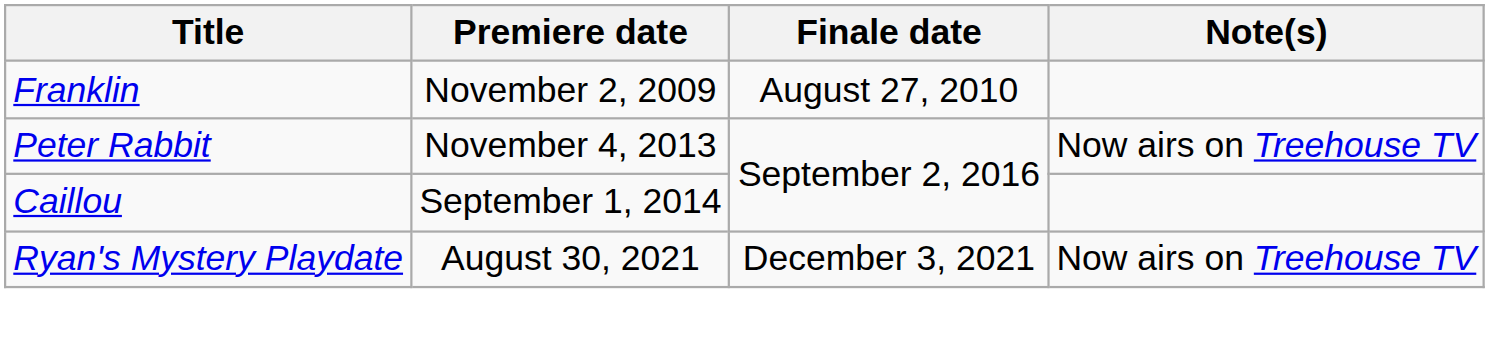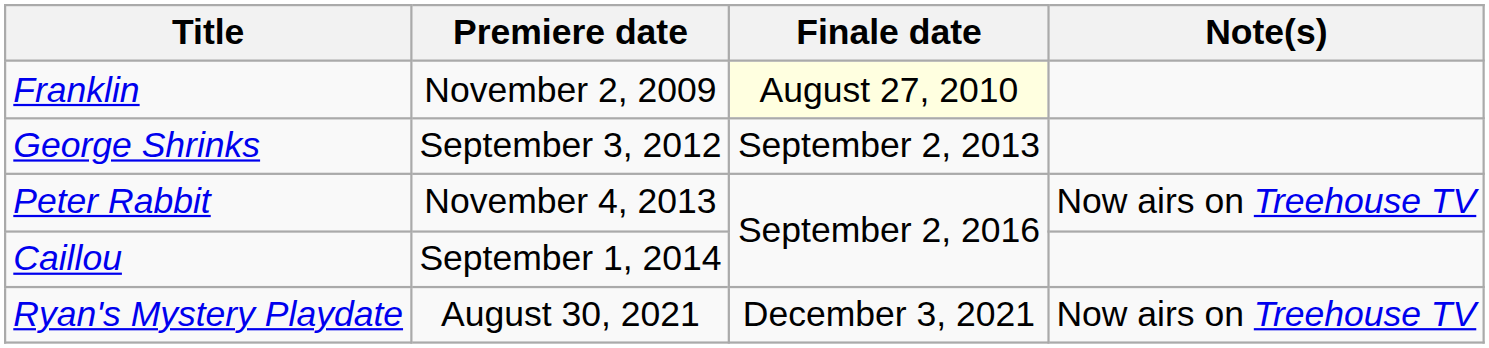(889, 88) no background -> (889, 88) lightyellow background
+ row: (137, 145)
